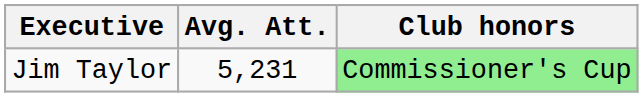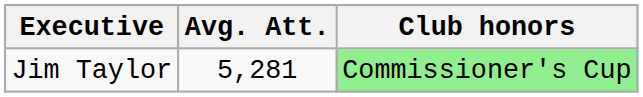(257, 70) 5,231 -> (257, 70) 5,281
